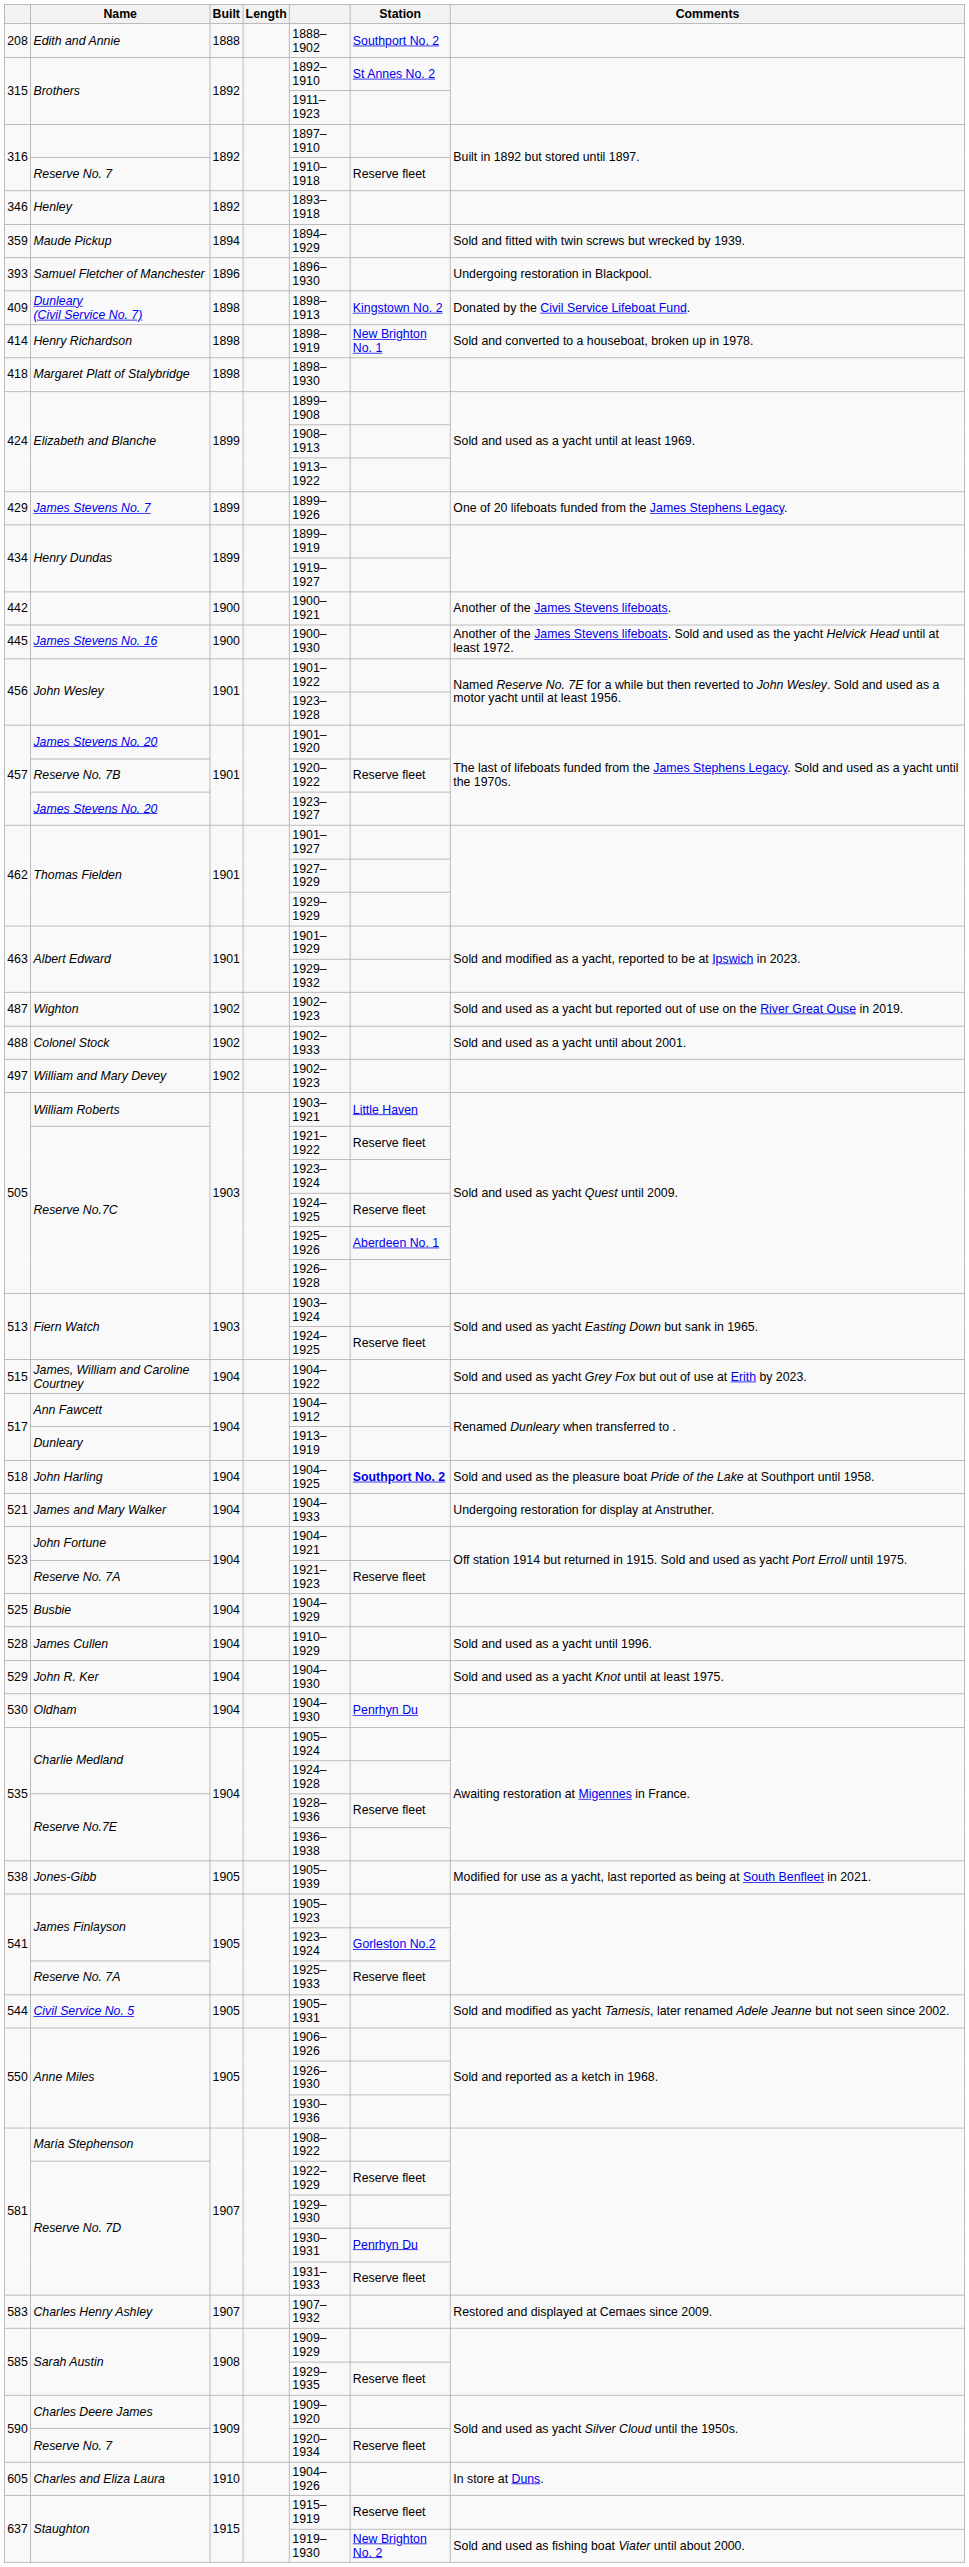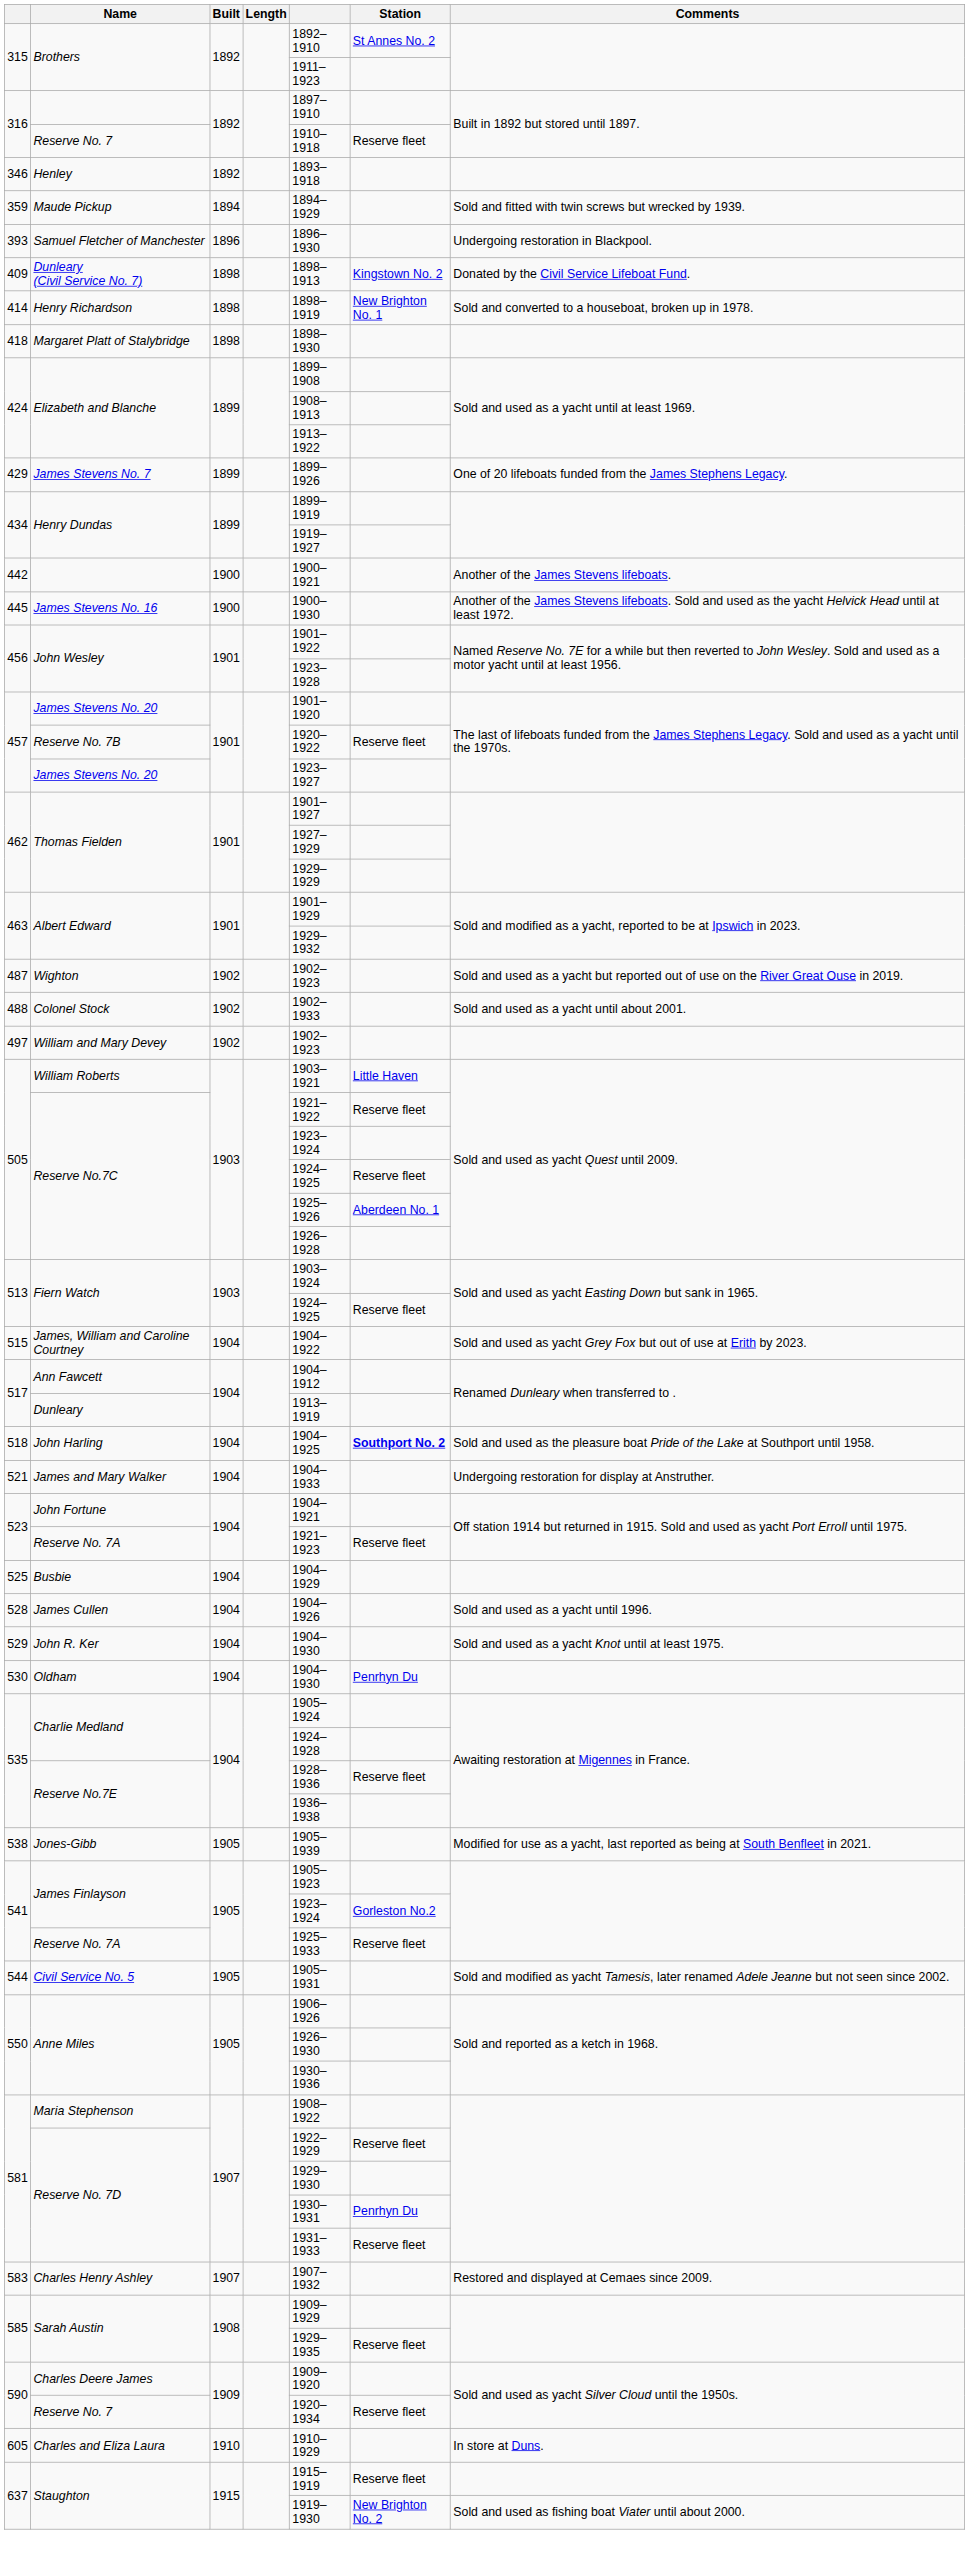- row: (18, 40)
(309, 1643) 1910–1929 -> (309, 1610) 1904–1926
(309, 2478) 1904–1926 -> (309, 2445) 1910–1929
